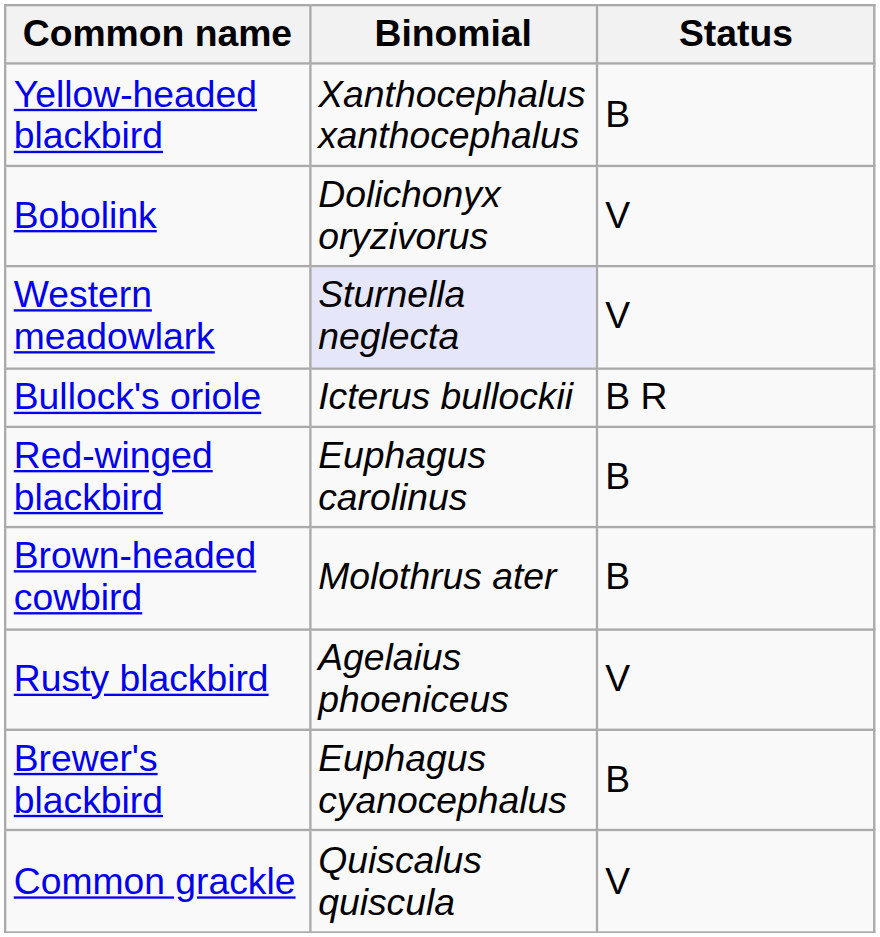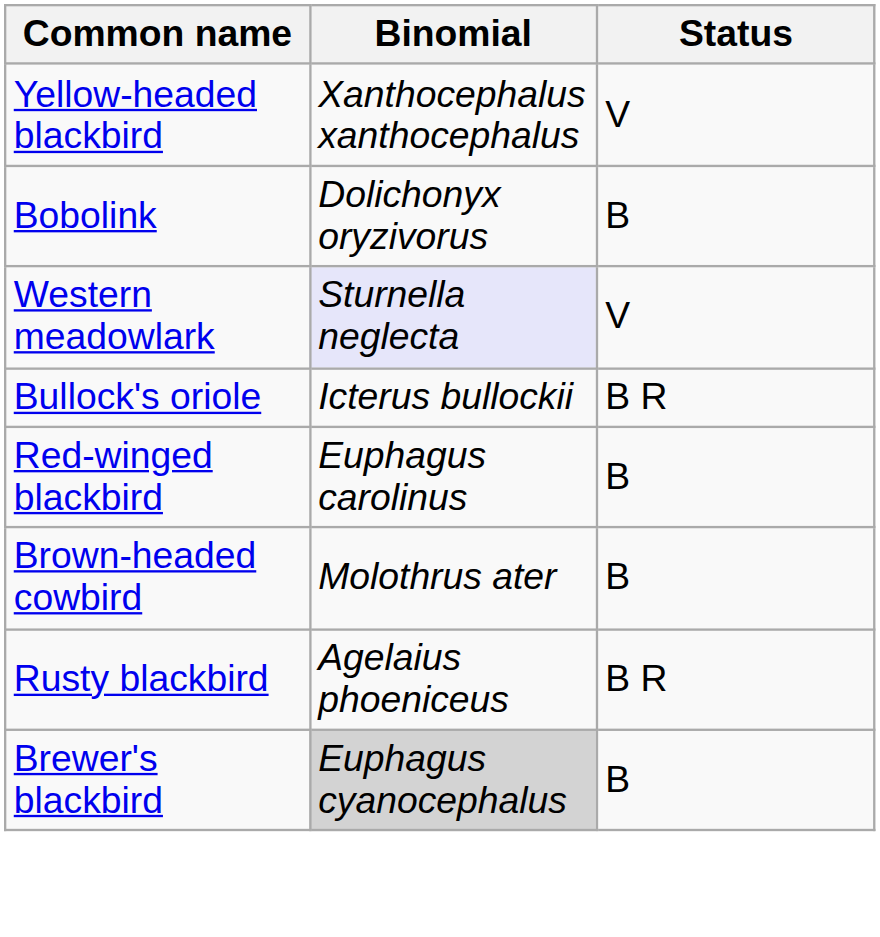(618, 114) B -> (618, 114) V
(618, 215) V -> (618, 215) B
(618, 678) V -> (636, 678) B R
(443, 779) no background -> (443, 779) lightgrey background
- row: (155, 880)
